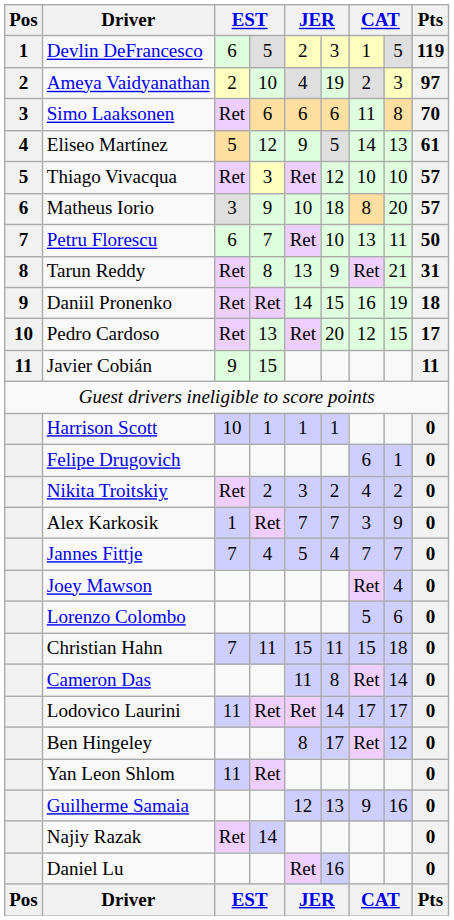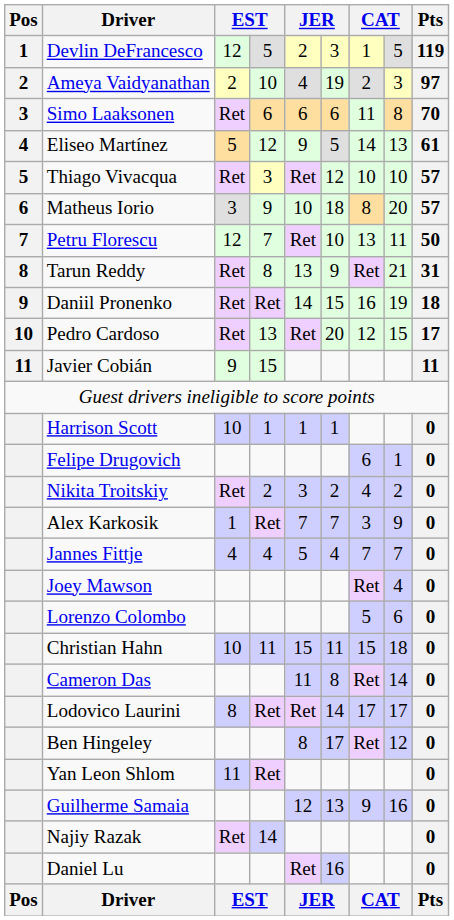(232, 51) 6 -> (232, 51) 12
(232, 239) 6 -> (232, 239) 12
(232, 553) 7 -> (232, 553) 4
(232, 648) 7 -> (232, 648) 10
(232, 710) 11 -> (232, 710) 8
